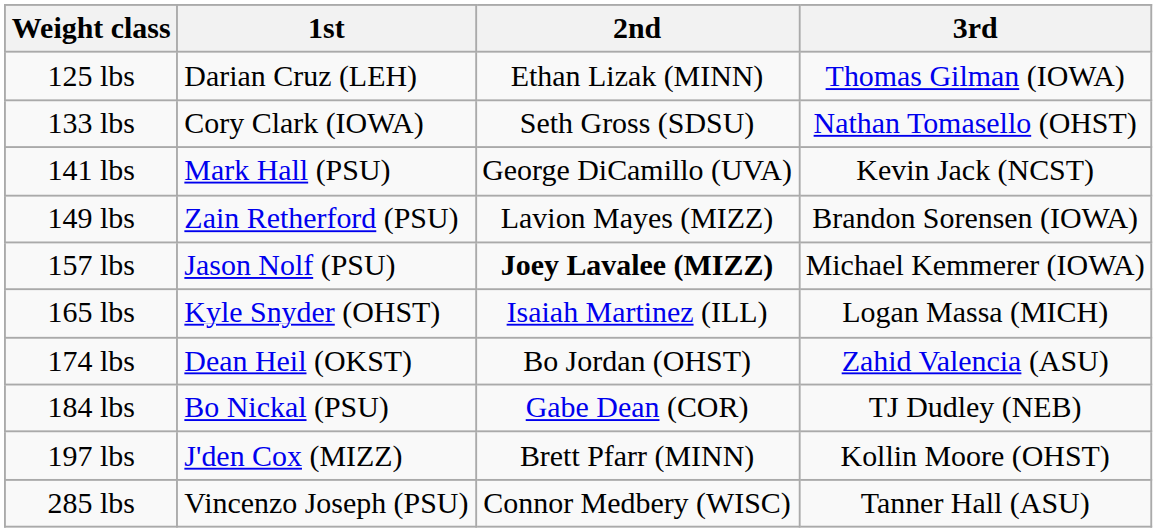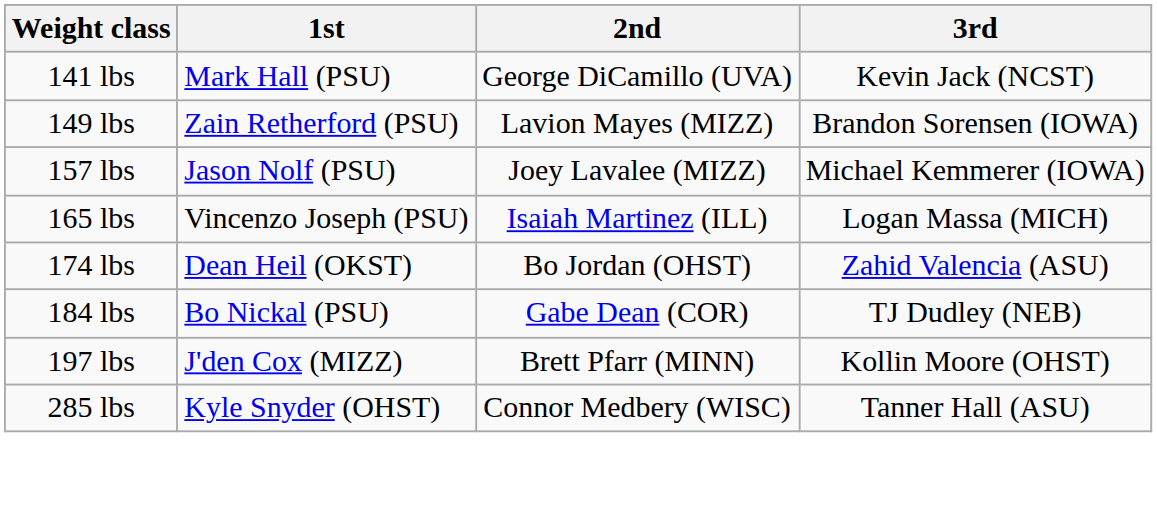- row: (91, 75)
- row: (91, 123)
(637, 265) bold -> (637, 170) normal
(312, 312) Kyle Snyder (OHST) -> (326, 218) Vincenzo Joseph (PSU)
(326, 502) Vincenzo Joseph (PSU) -> (312, 407) Kyle Snyder (OHST)
